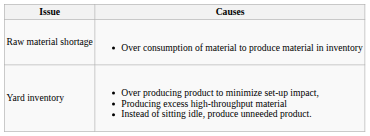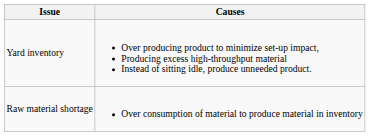rows swapped: (35, 98) <-> (50, 42)
